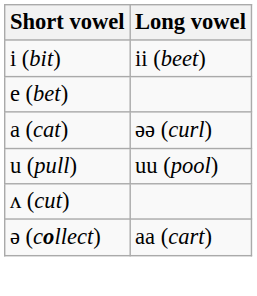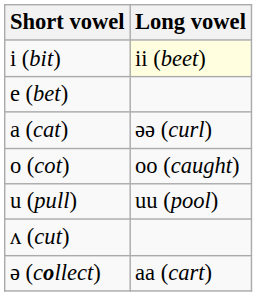(170, 58) no background -> (170, 58) lightyellow background
+ row: (40, 165)
